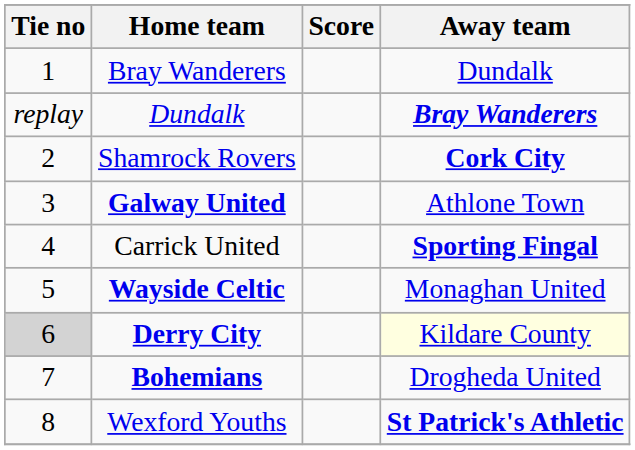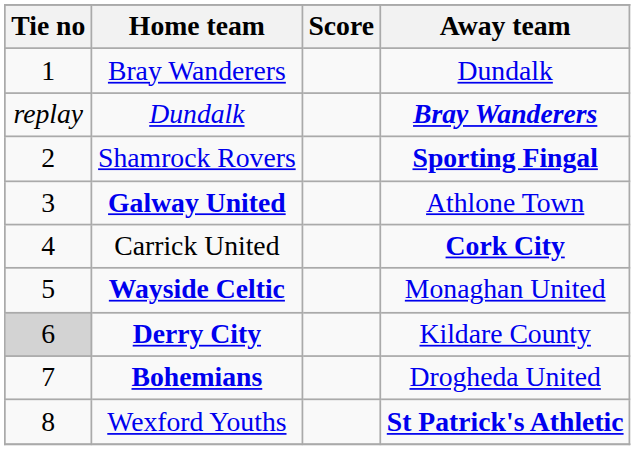(505, 158) Cork City -> (505, 158) Sporting Fingal
(505, 245) Sporting Fingal -> (505, 245) Cork City
(505, 333) lightyellow background -> (505, 333) no background
